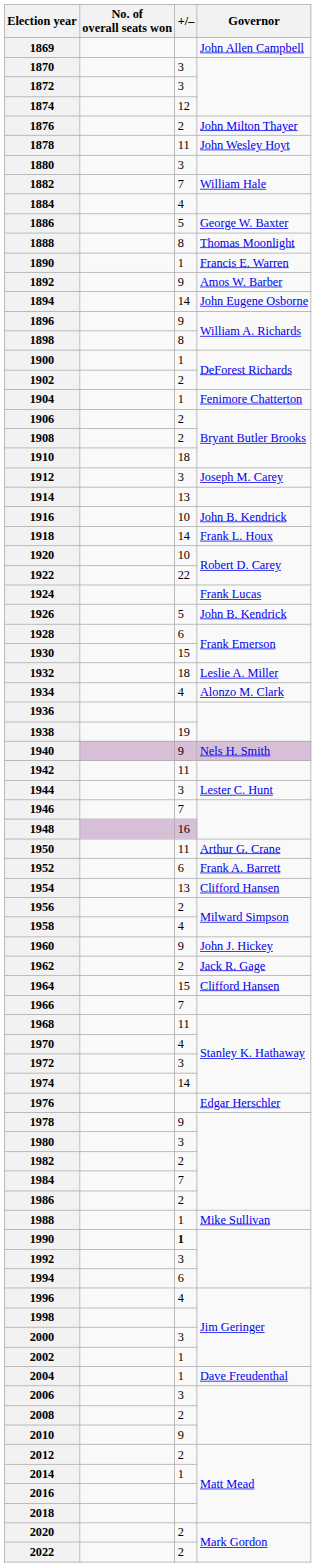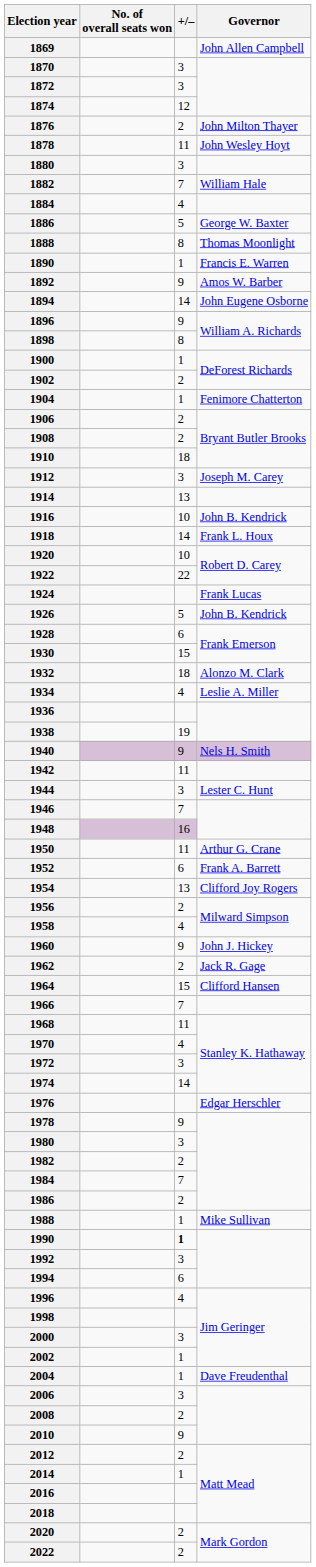(239, 672) Leslie A. Miller -> (242, 672) Alonzo M. Clark
(242, 692) Alonzo M. Clark -> (239, 692) Leslie A. Miller
(240, 887) Clifford Hansen -> (249, 887) Clifford Joy Rogers
